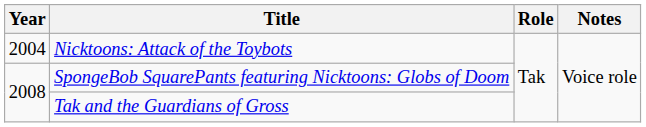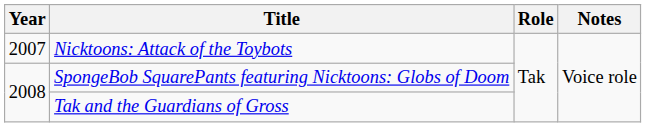(27, 48) 2004 -> (27, 48) 2007
